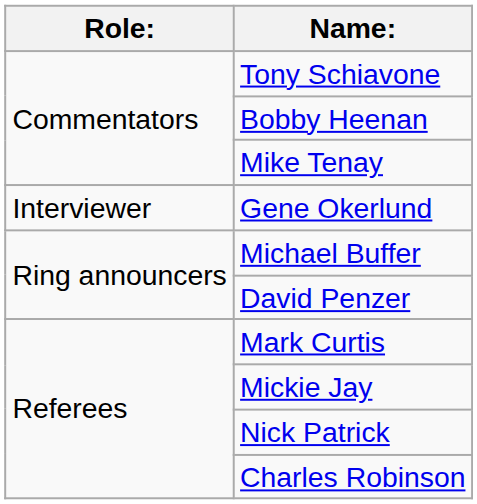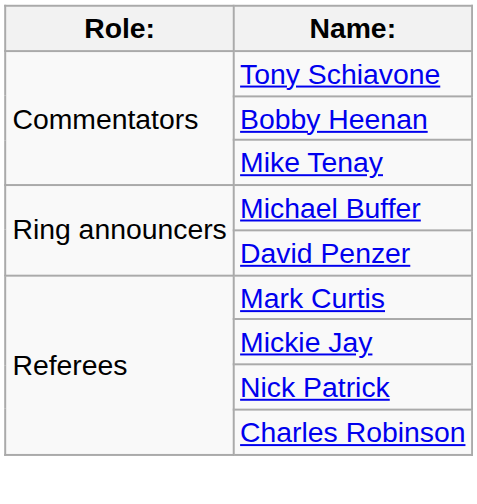- row: (336, 208)
